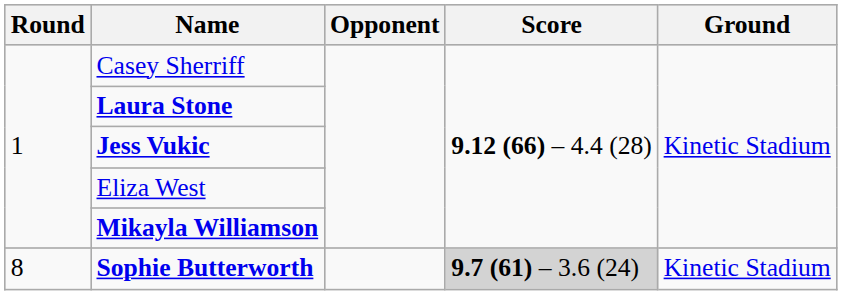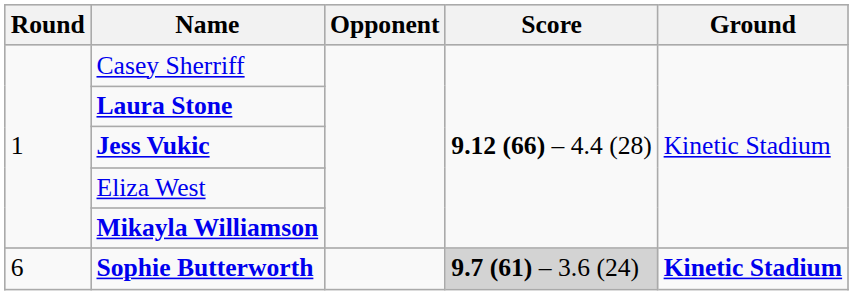(17, 268) 8 -> (17, 268) 6
(747, 268) normal -> (753, 268) bold
